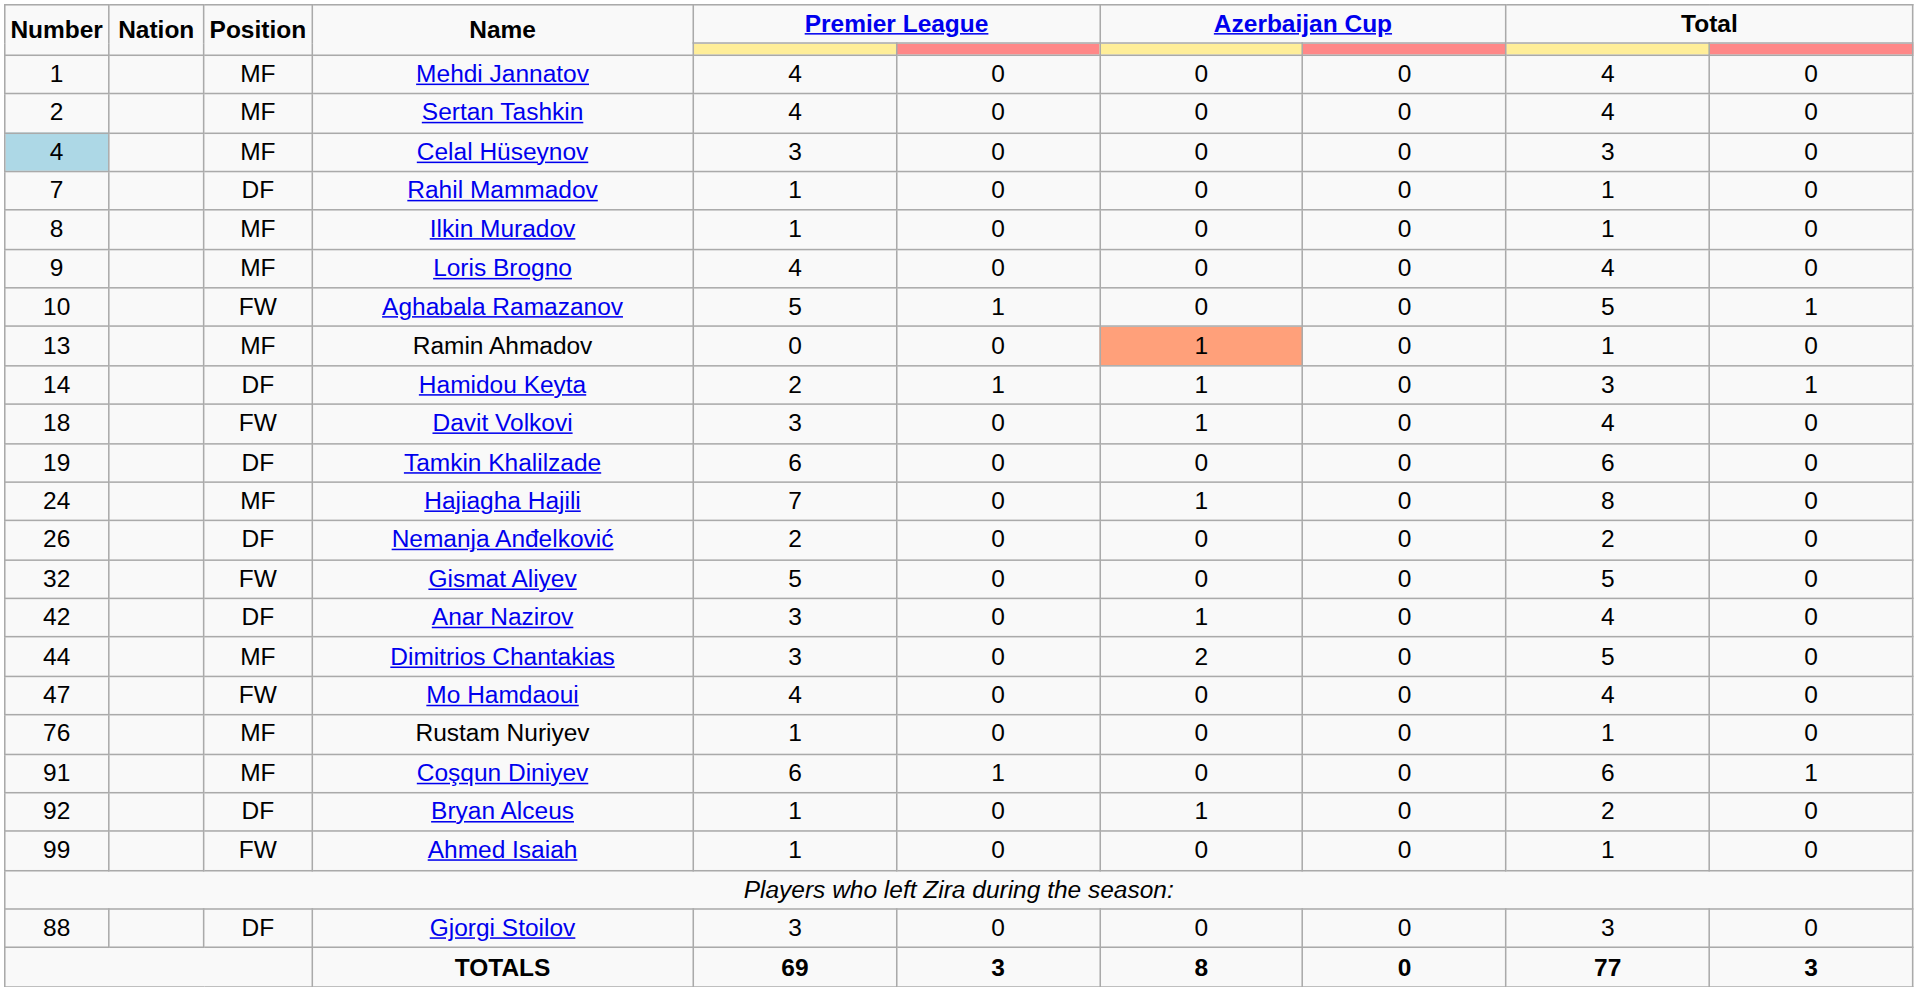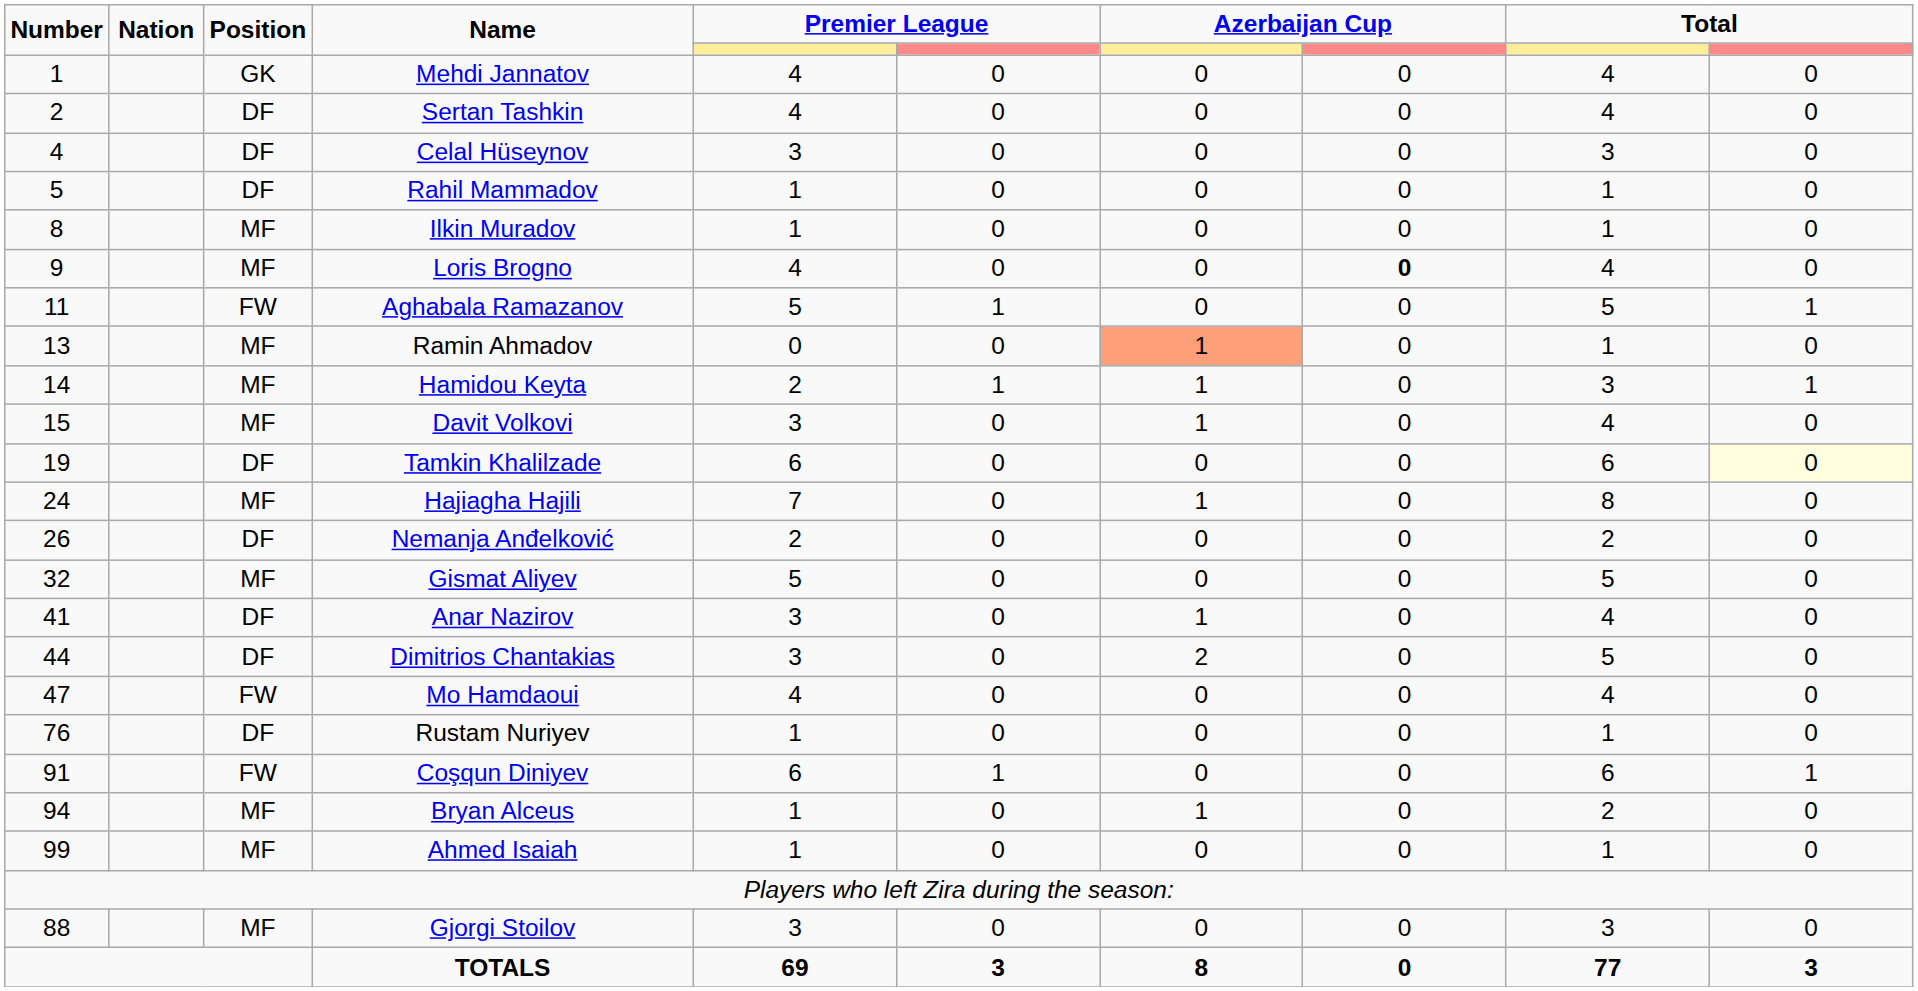(258, 74) MF -> (258, 74) GK
(258, 112) MF -> (258, 112) DF
(57, 151) lightblue background -> (57, 151) no background
(258, 151) MF -> (258, 151) DF
(57, 190) 7 -> (57, 190) 5
(1405, 268) normal -> (1405, 268) bold
(57, 306) 10 -> (57, 306) 11
(258, 384) DF -> (258, 384) MF
(57, 423) 18 -> (57, 423) 15
(258, 423) FW -> (258, 423) MF
(1811, 462) no background -> (1811, 462) lightyellow background
(258, 578) FW -> (258, 578) MF
(57, 617) 42 -> (57, 617) 41
(258, 656) MF -> (258, 656) DF
(258, 734) MF -> (258, 734) DF
(258, 772) MF -> (258, 772) FW
(57, 811) 92 -> (57, 811) 94
(258, 811) DF -> (258, 811) MF
(258, 850) FW -> (258, 850) MF
(258, 928) DF -> (258, 928) MF
